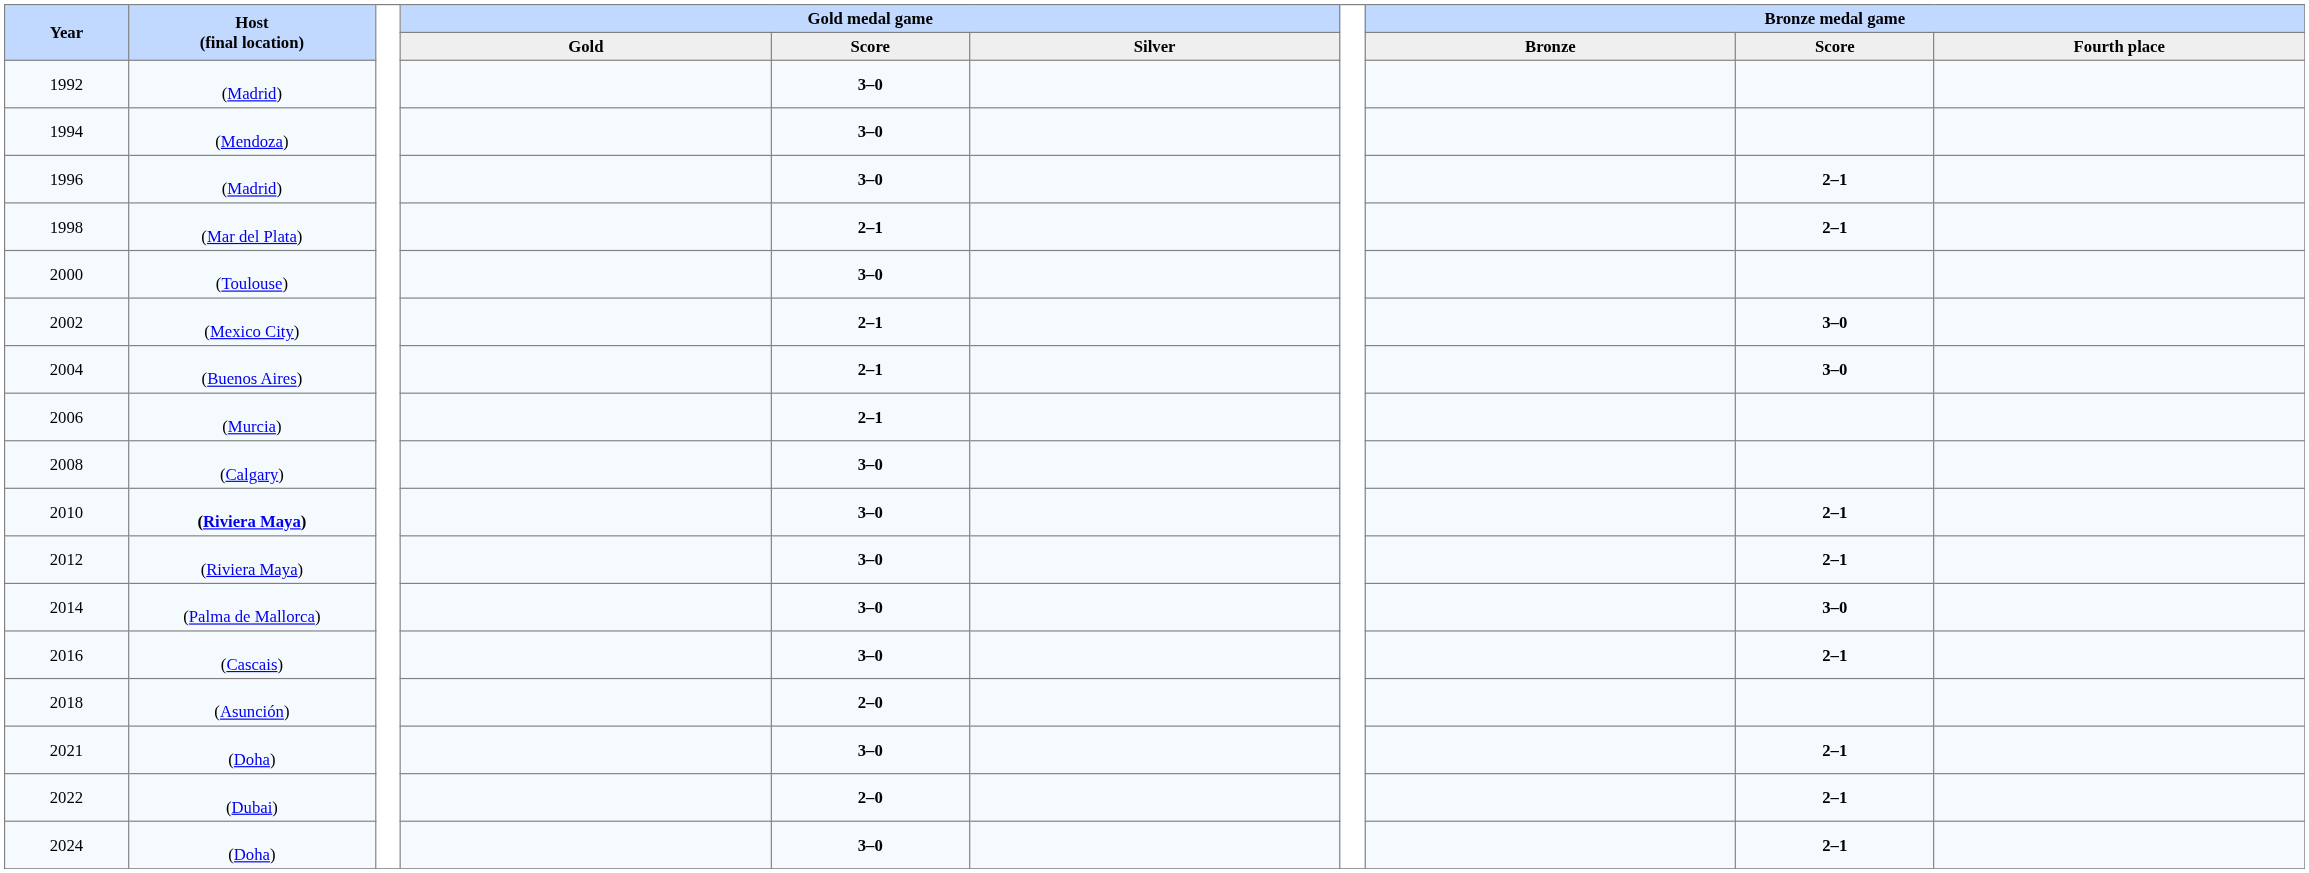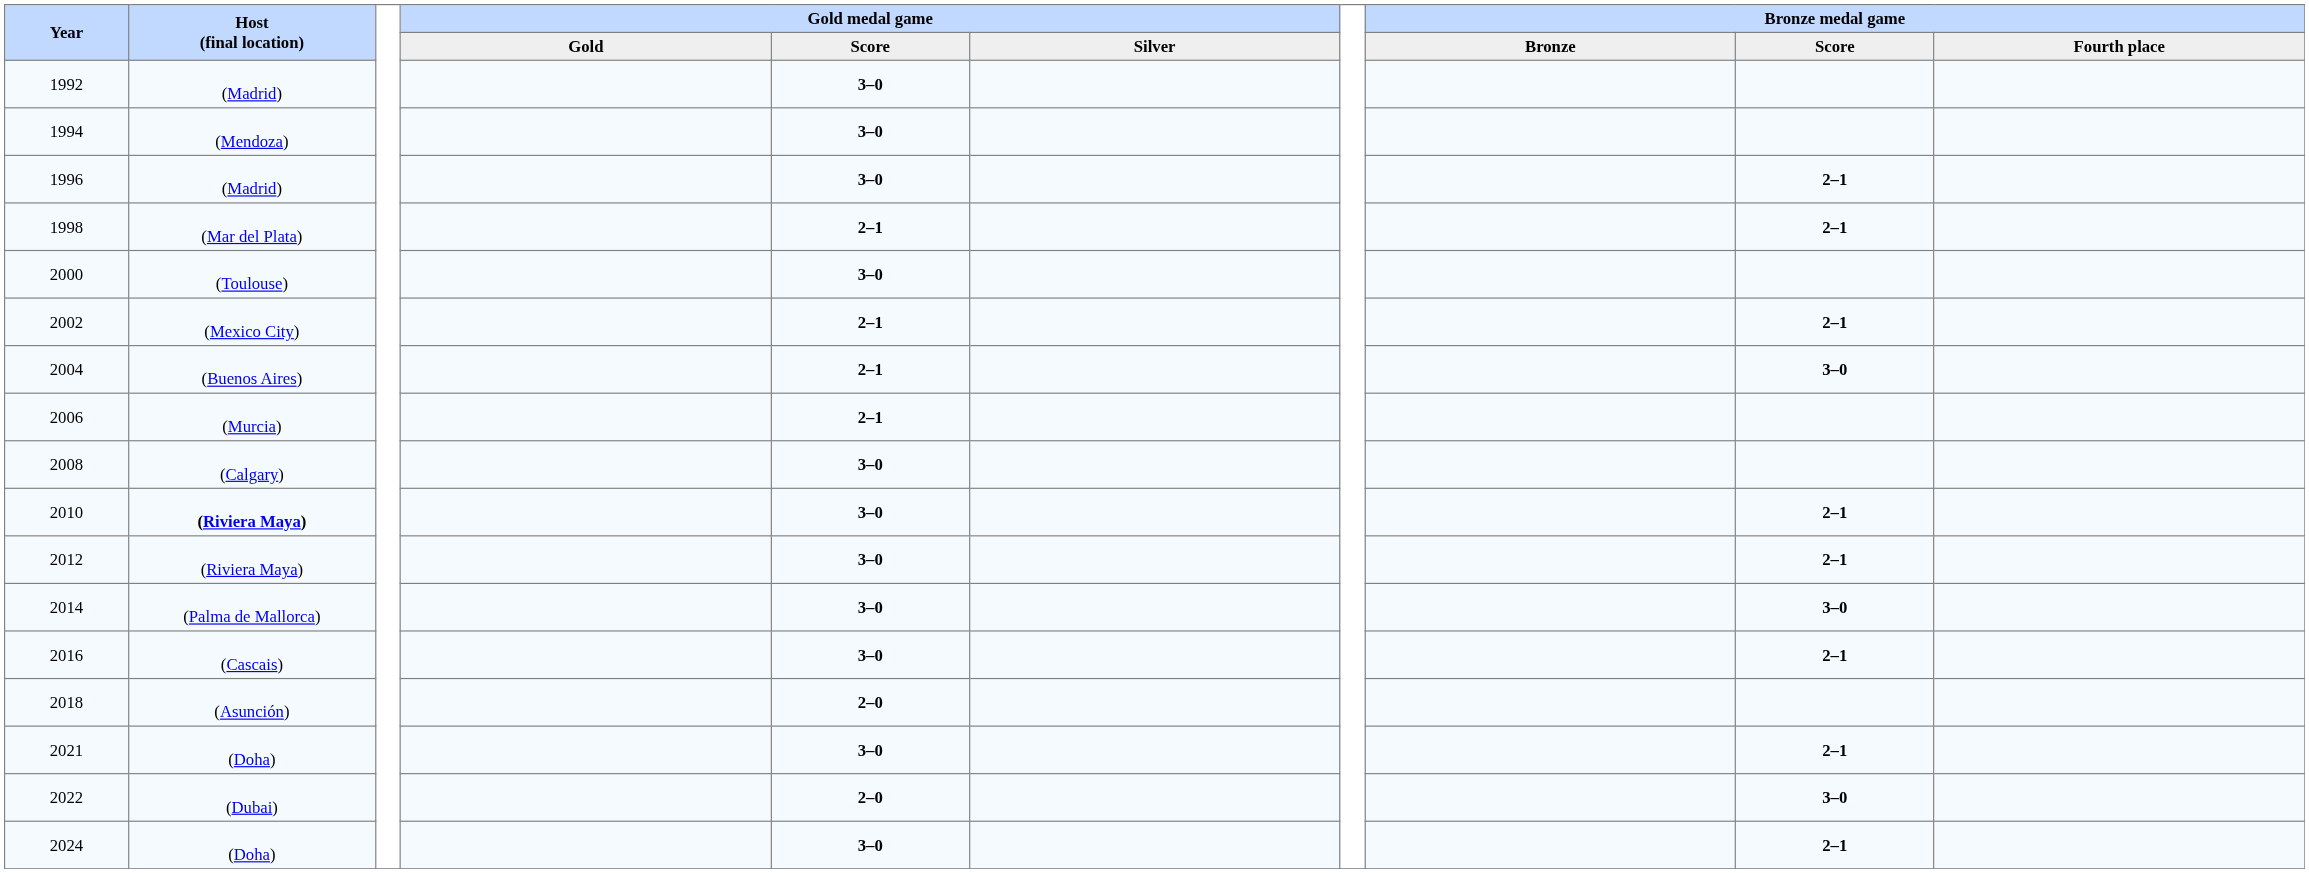(1835, 321) 3–0 -> (1835, 321) 2–1
(1835, 797) 2–1 -> (1835, 797) 3–0
